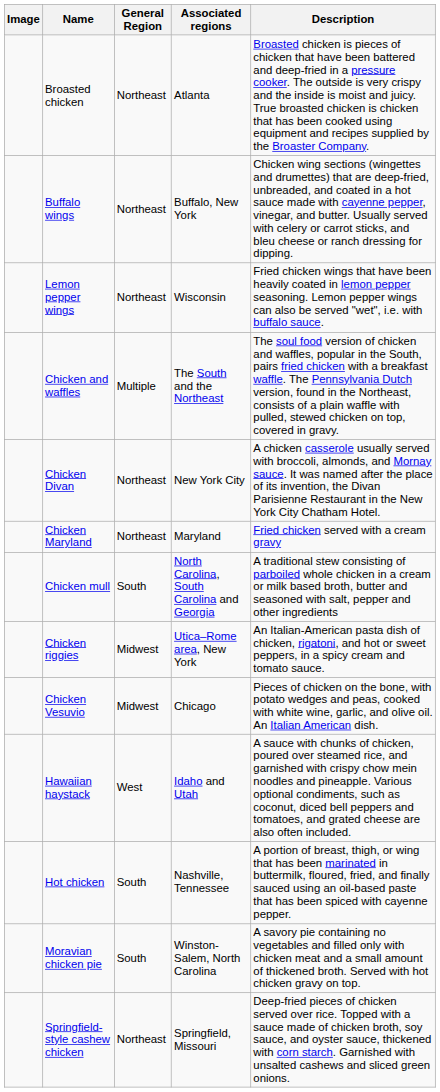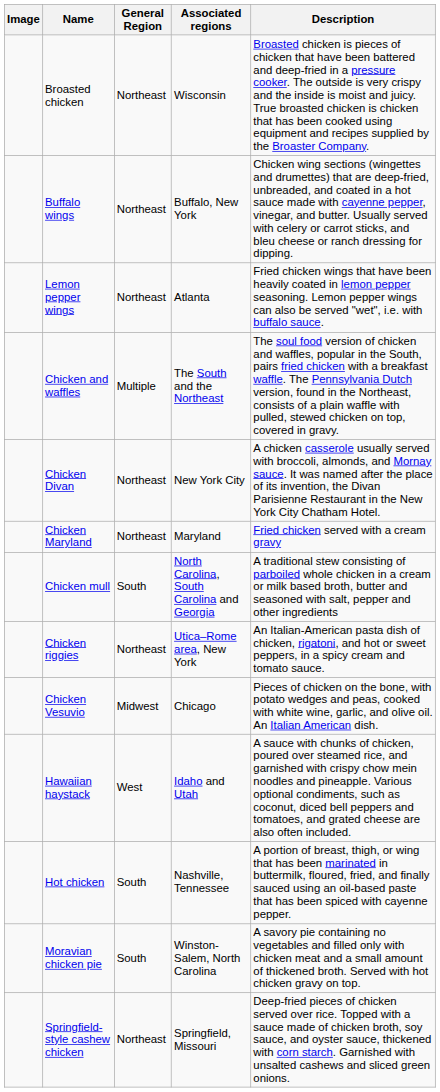(192, 95) Atlanta -> (200, 95) Wisconsin
(200, 297) Wisconsin -> (192, 297) Atlanta
(138, 649) Midwest -> (141, 649) Northeast
